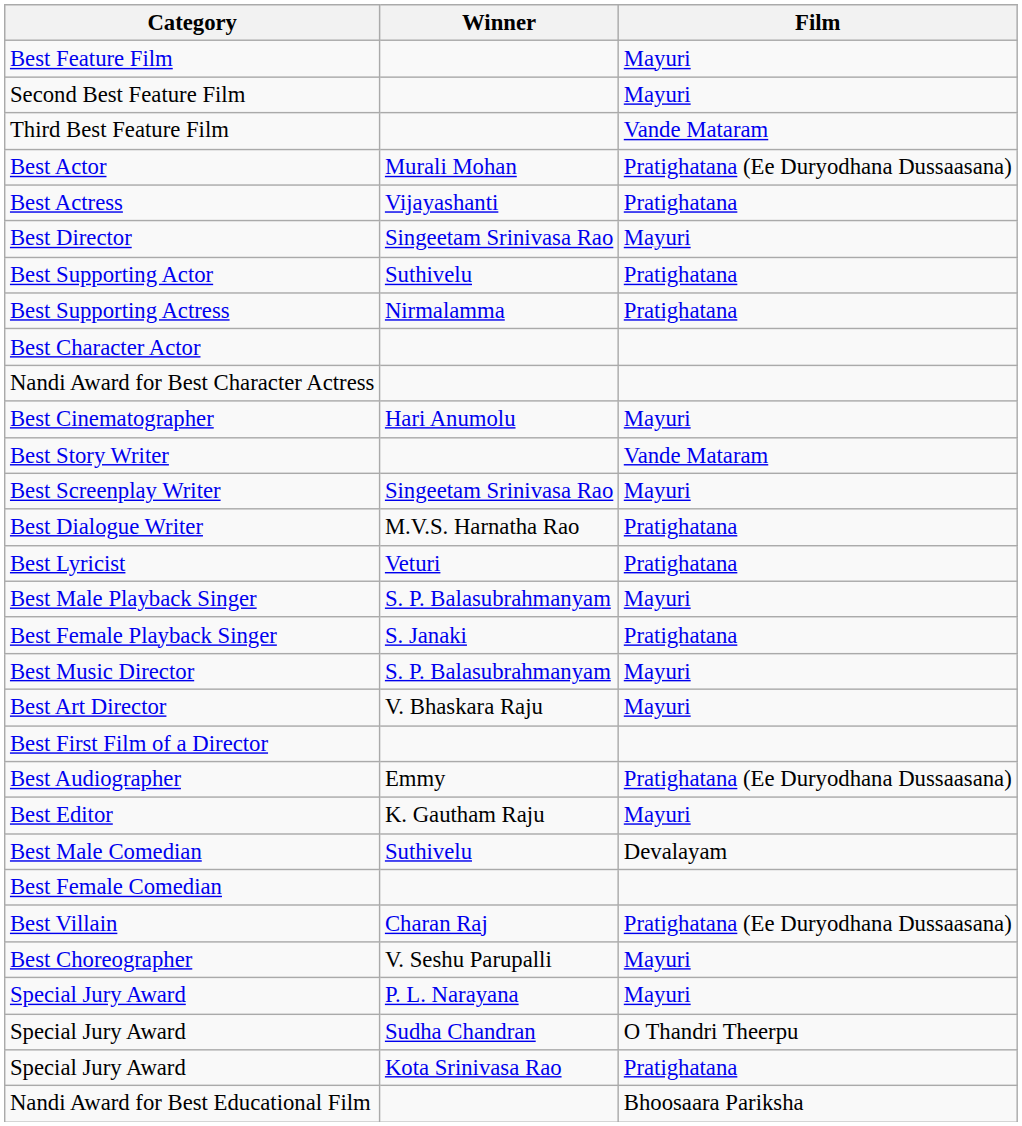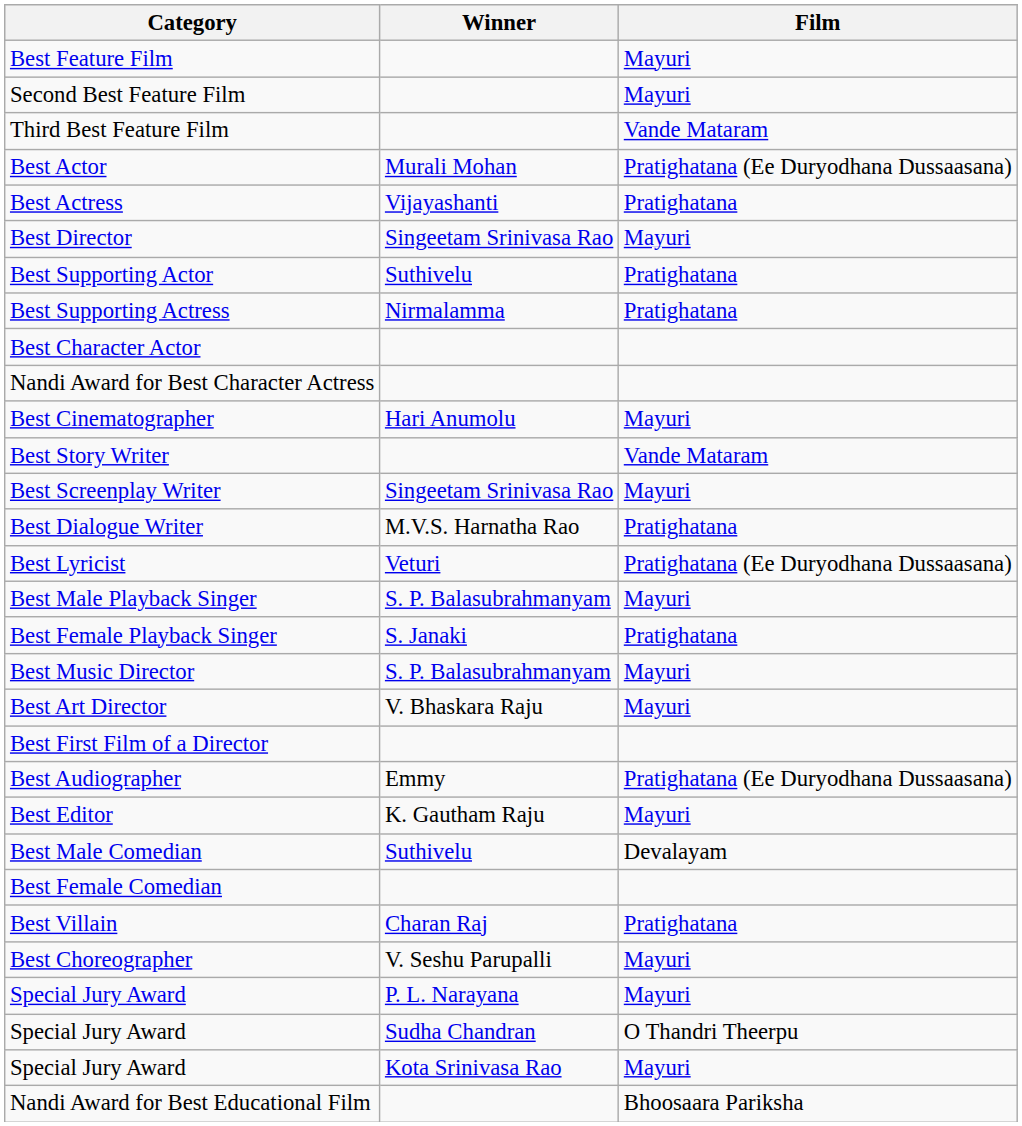(681, 563) Pratighatana -> (818, 563) Pratighatana (Ee Duryodhana Dussaasana)
(818, 923) Pratighatana (Ee Duryodhana Dussaasana) -> (681, 923) Pratighatana
(681, 1067) Pratighatana -> (657, 1067) Mayuri
